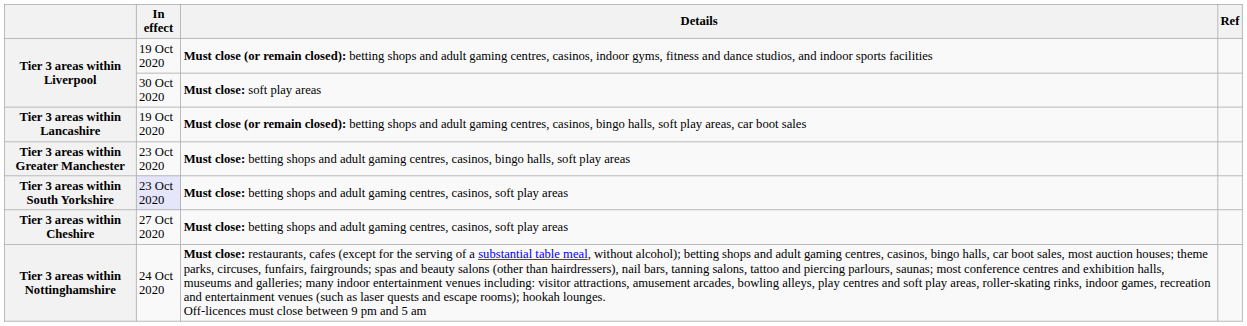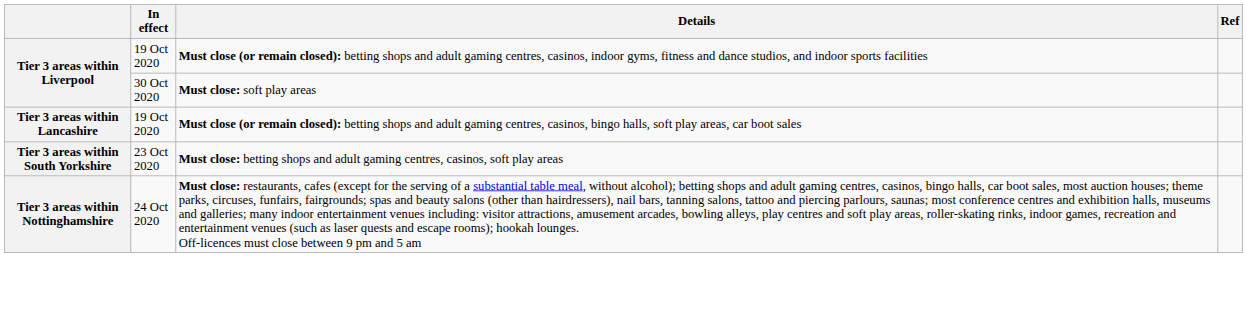- row: (70, 158)
(156, 192) lavender background -> (151, 158) no background
- row: (70, 227)
